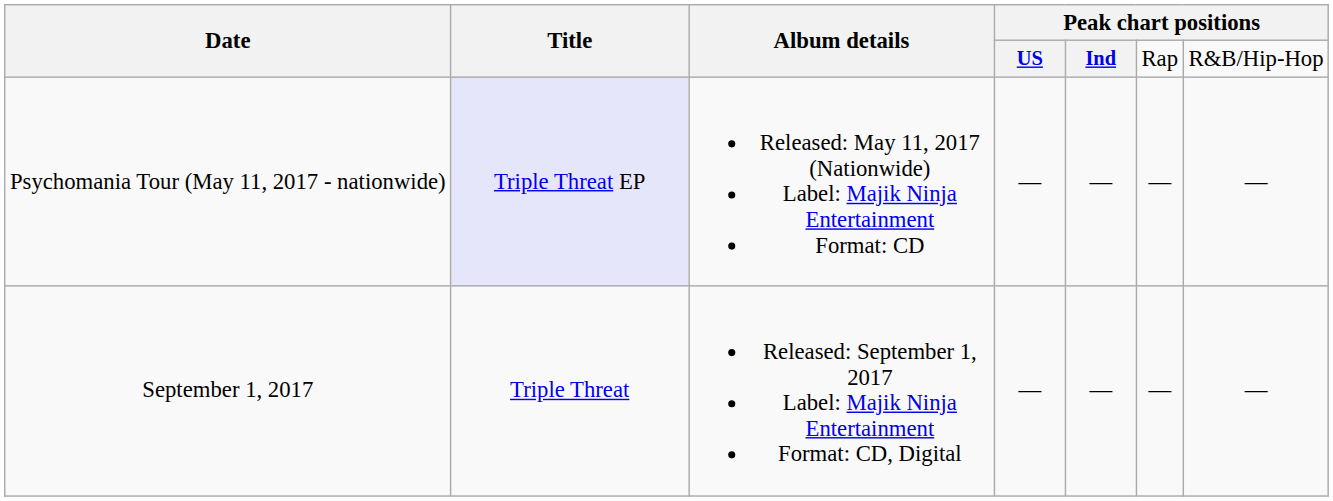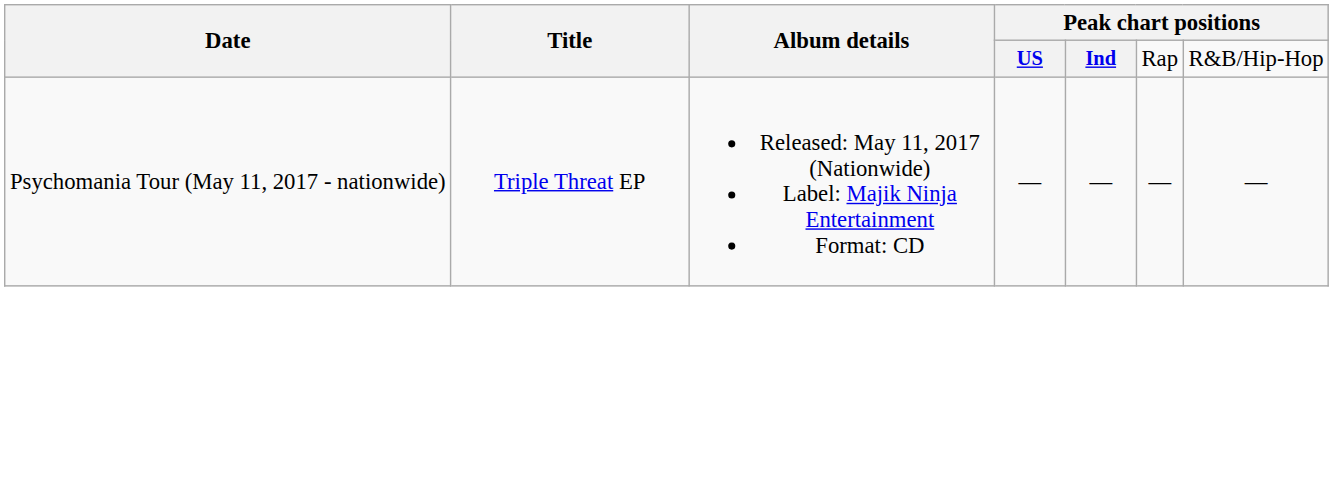(570, 181) lavender background -> (570, 181) no background
- row: (228, 390)
